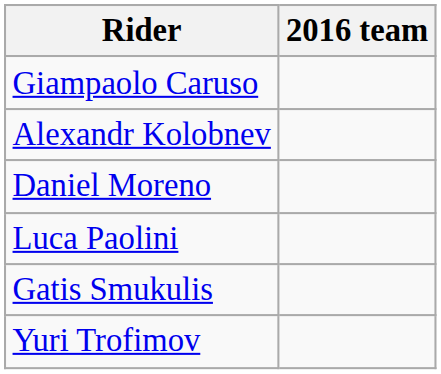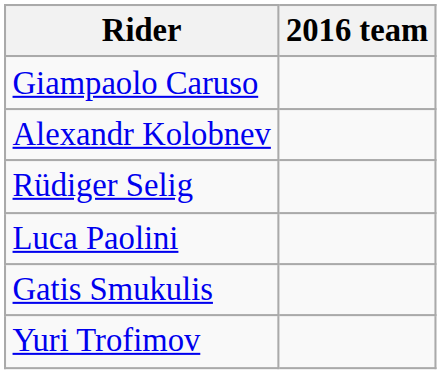- row: (112, 185)
+ row: (103, 185)
